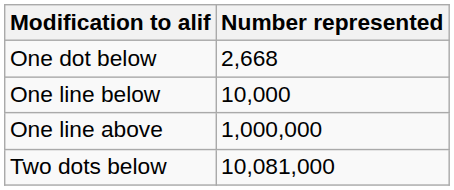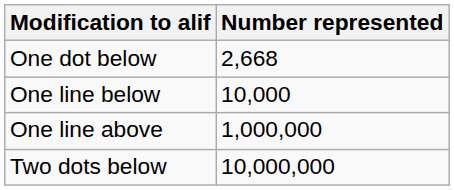(278, 166) 10,081,000 -> (278, 166) 10,000,000
